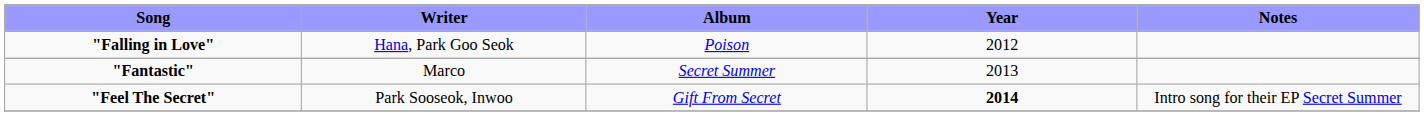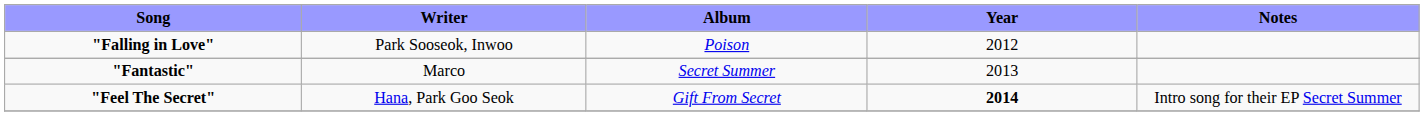(444, 44) Hana, Park Goo Seok -> (444, 44) Park Sooseok, Inwoo
(444, 97) Park Sooseok, Inwoo -> (444, 97) Hana, Park Goo Seok
